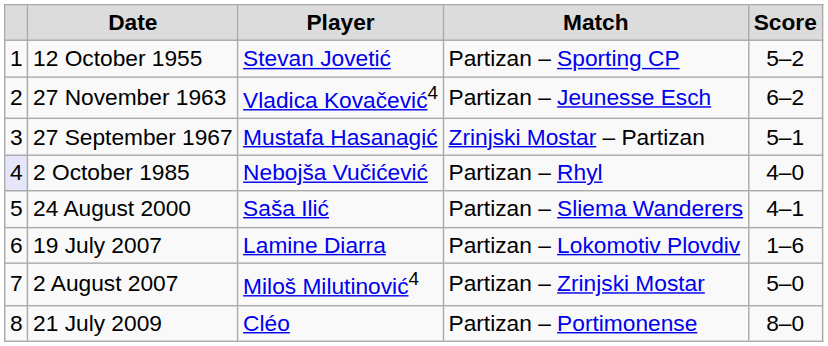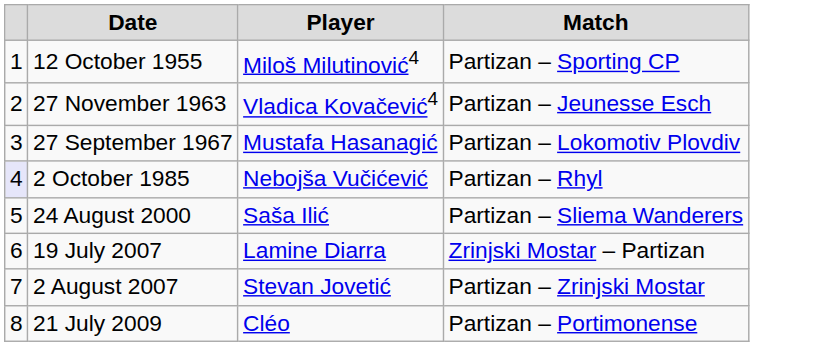- column: (785, 22)
(317, 58) Stevan Jovetić -> (331, 61) Miloš Milutinović4
(577, 136) Zrinjski Mostar – Partizan -> (594, 142) Partizan – Lokomotiv Plovdiv
(594, 244) Partizan – Lokomotiv Plovdiv -> (577, 251) Zrinjski Mostar – Partizan
(331, 283) Miloš Milutinović4 -> (317, 287) Stevan Jovetić
